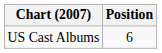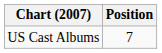(129, 37) 6 -> (129, 37) 7
